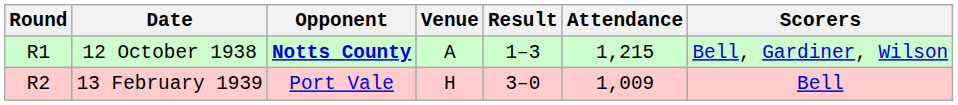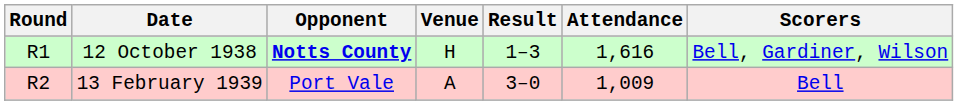(450, 52) A -> (450, 52) H
(625, 52) 1,215 -> (625, 52) 1,616
(450, 84) H -> (450, 84) A
